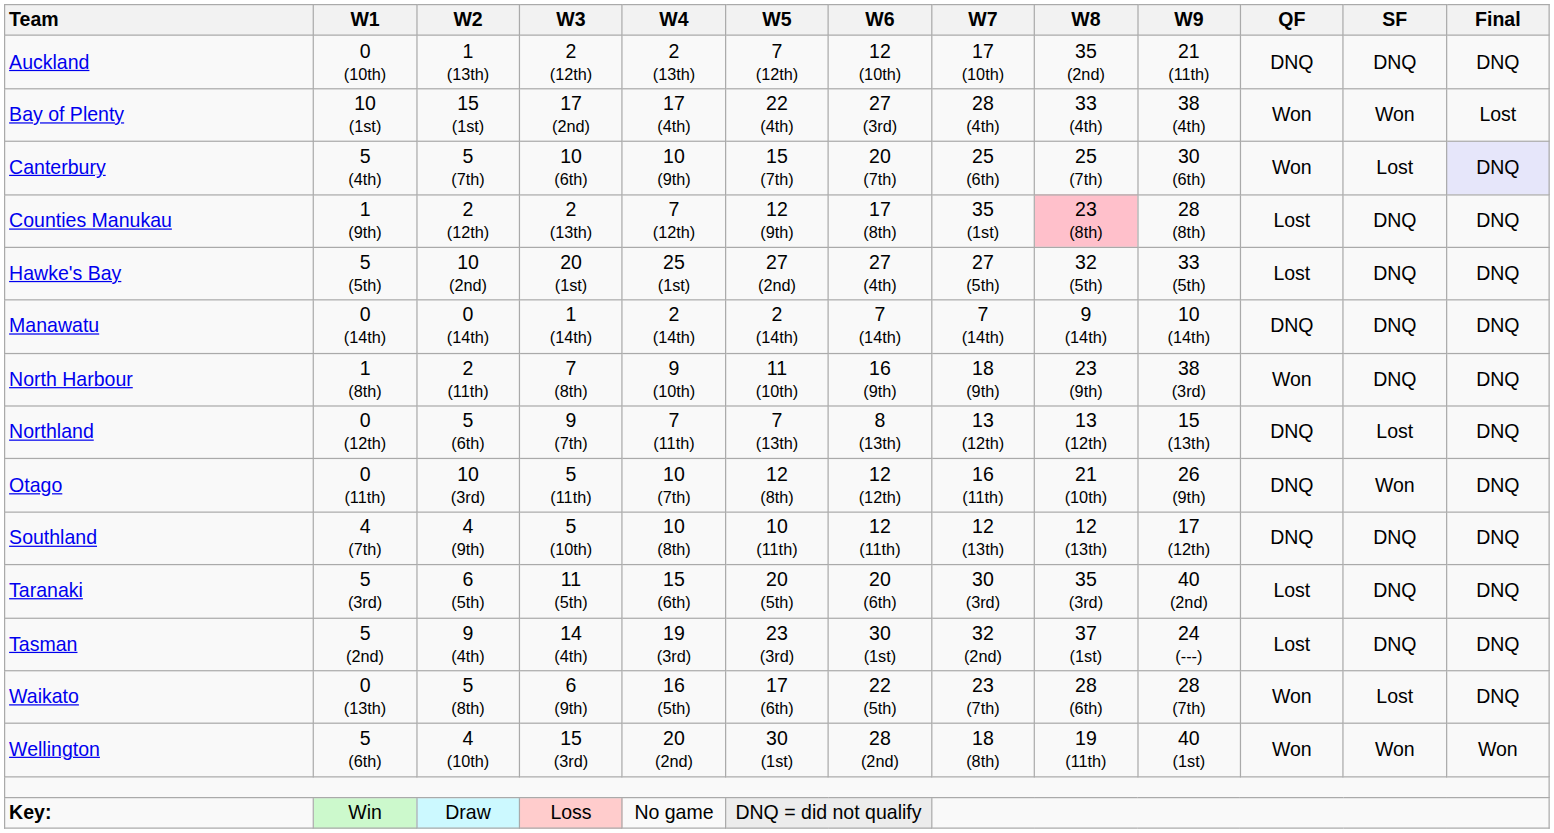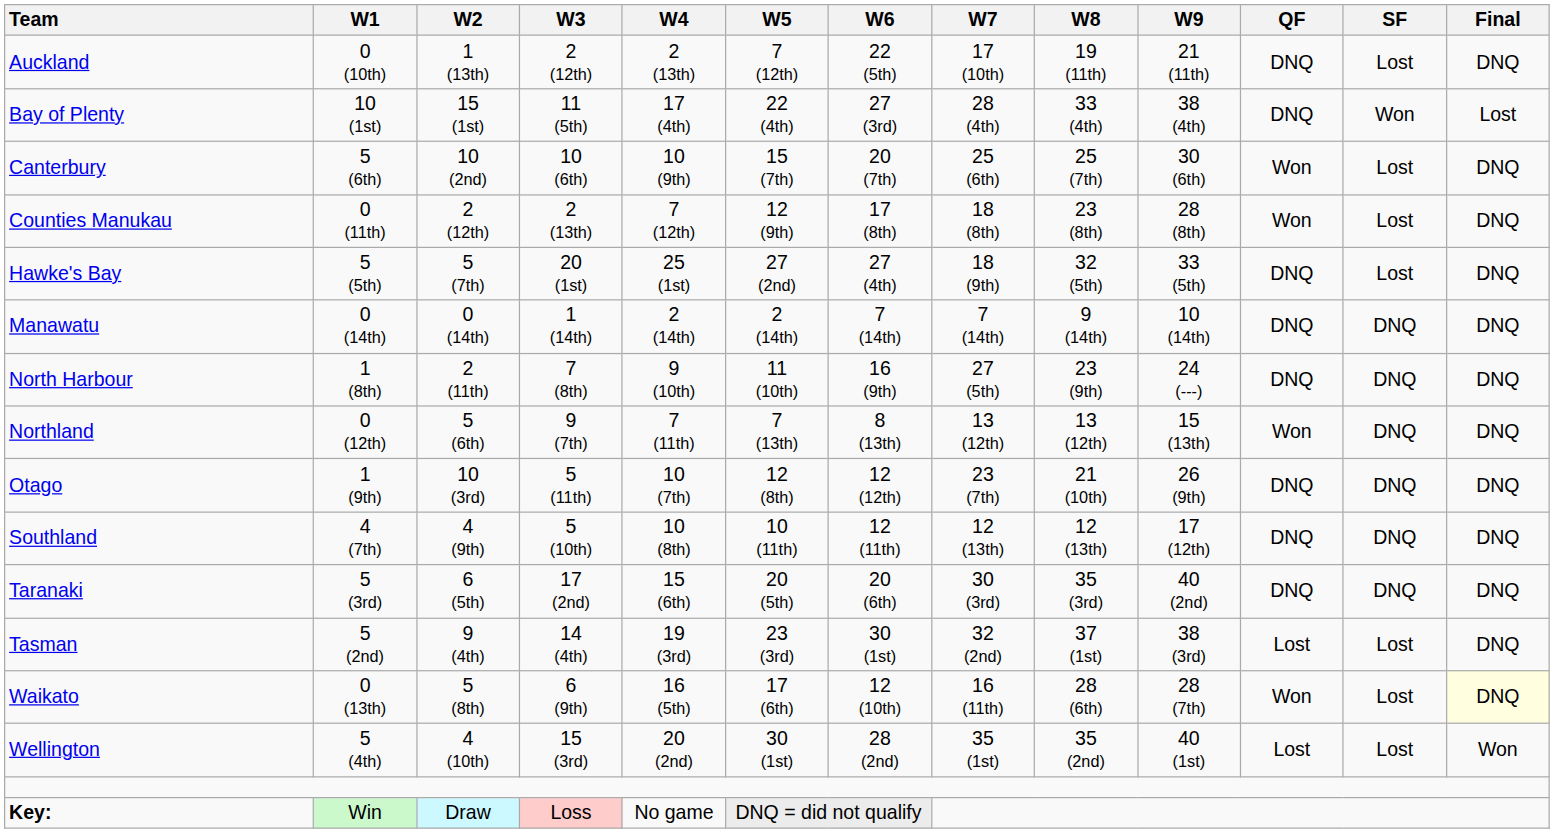(880, 61) 12 (10th) -> (880, 61) 22 (5th)
(1086, 61) 35 (2nd) -> (1086, 61) 19 (11th)
(1395, 61) DNQ -> (1395, 61) Lost
(571, 114) 17 (2nd) -> (571, 114) 11 (5th)
(1292, 114) Won -> (1292, 114) DNQ
(365, 167) 5 (4th) -> (365, 167) 5 (6th)
(468, 167) 5 (7th) -> (468, 167) 10 (2nd)
(1498, 167) lavender background -> (1498, 167) no background
(365, 220) 1 (9th) -> (365, 220) 0 (11th)
(983, 220) 35 (1st) -> (983, 220) 18 (8th)
(1086, 220) pink background -> (1086, 220) no background
(1292, 220) Lost -> (1292, 220) Won
(1395, 220) DNQ -> (1395, 220) Lost
(468, 273) 10 (2nd) -> (468, 273) 5 (7th)
(983, 273) 27 (5th) -> (983, 273) 18 (9th)
(1292, 273) Lost -> (1292, 273) DNQ
(1395, 273) DNQ -> (1395, 273) Lost
(983, 379) 18 (9th) -> (983, 379) 27 (5th)
(1189, 379) 38 (3rd) -> (1189, 379) 24 (---)
(1292, 379) Won -> (1292, 379) DNQ
(1292, 432) DNQ -> (1292, 432) Won
(1395, 432) Lost -> (1395, 432) DNQ
(365, 485) 0 (11th) -> (365, 485) 1 (9th)
(983, 485) 16 (11th) -> (983, 485) 23 (7th)
(1395, 485) Won -> (1395, 485) DNQ
(571, 591) 11 (5th) -> (571, 591) 17 (2nd)
(1292, 591) Lost -> (1292, 591) DNQ
(1189, 644) 24 (---) -> (1189, 644) 38 (3rd)
(1395, 644) DNQ -> (1395, 644) Lost
(880, 696) 22 (5th) -> (880, 696) 12 (10th)
(983, 696) 23 (7th) -> (983, 696) 16 (11th)
(1498, 696) no background -> (1498, 696) lightyellow background
(365, 749) 5 (6th) -> (365, 749) 5 (4th)
(983, 749) 18 (8th) -> (983, 749) 35 (1st)
(1086, 749) 19 (11th) -> (1086, 749) 35 (2nd)
(1292, 749) Won -> (1292, 749) Lost
(1395, 749) Won -> (1395, 749) Lost
